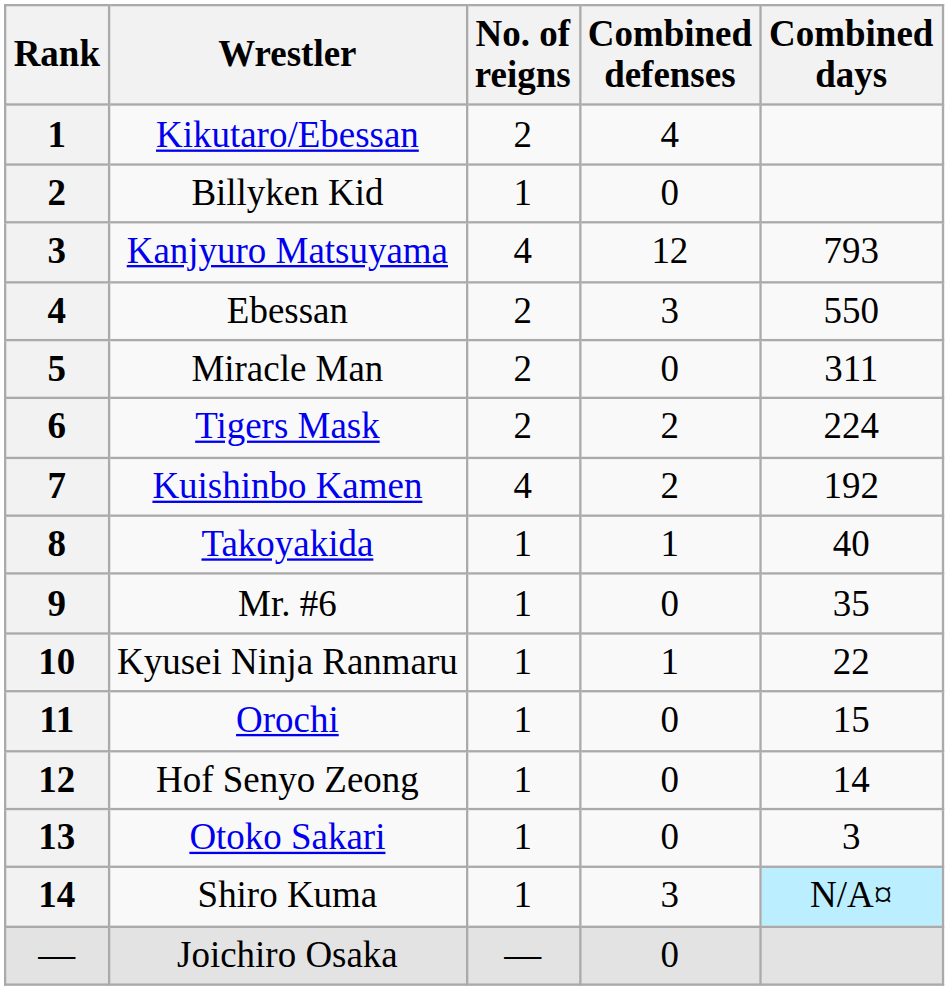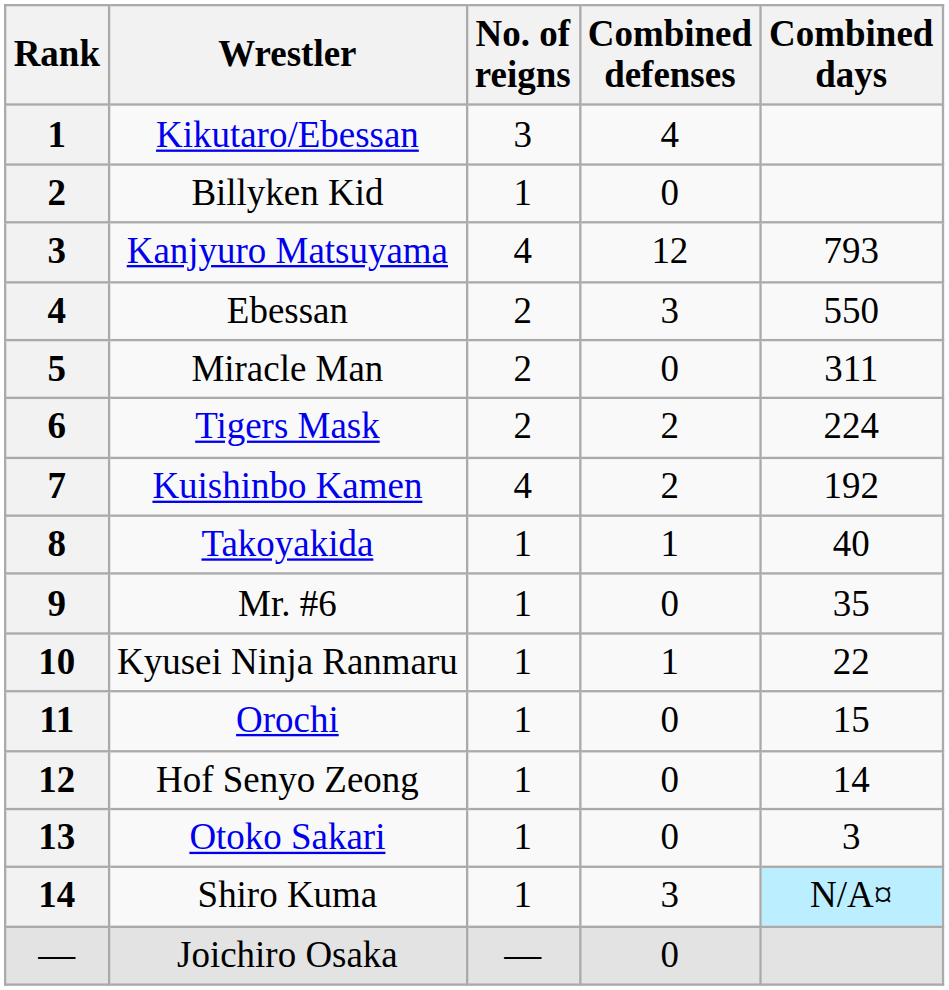(523, 134) 2 -> (523, 134) 3
